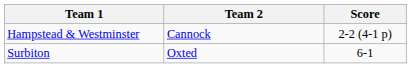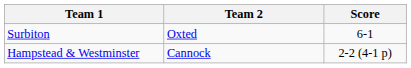rows swapped: (28, 53) <-> (73, 33)
